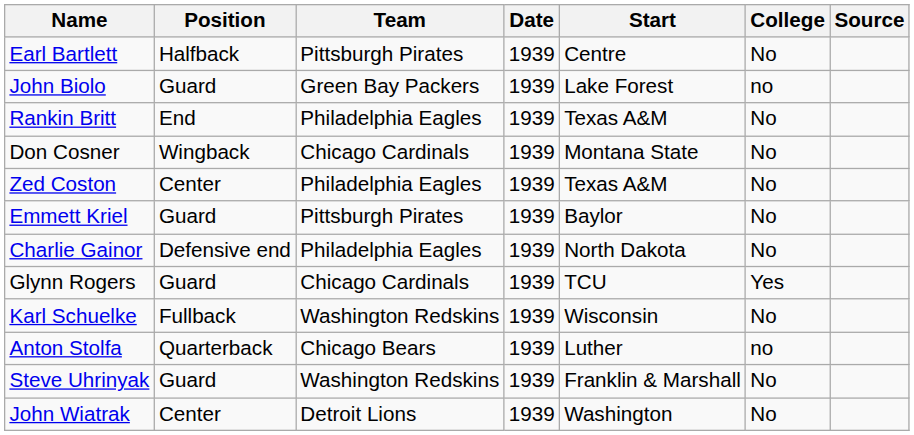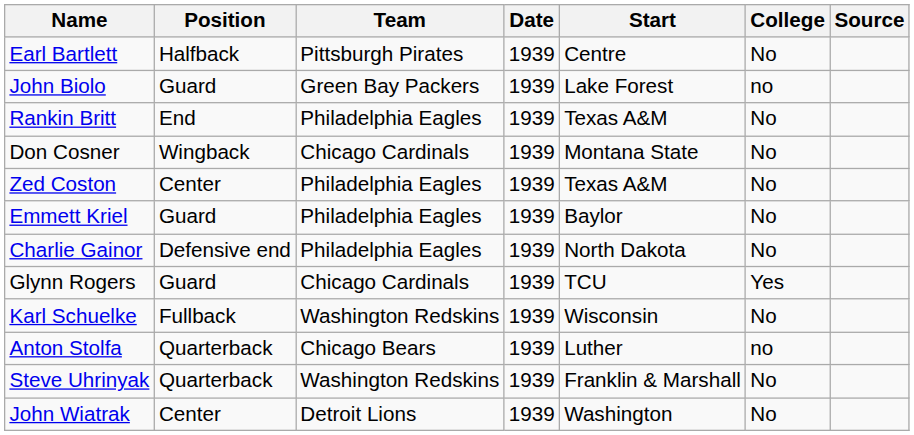(382, 217) Pittsburgh Pirates -> (391, 217) Philadelphia Eagles
(188, 380) Guard -> (216, 380) Quarterback
